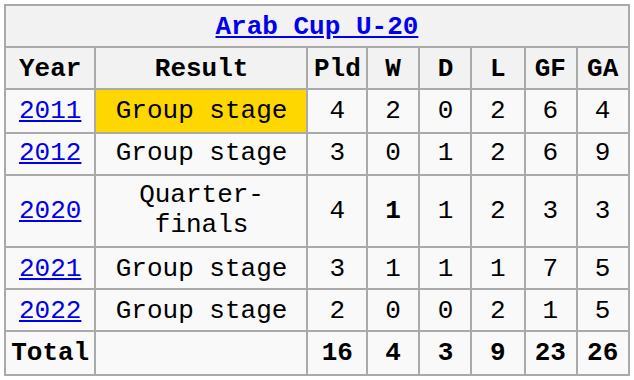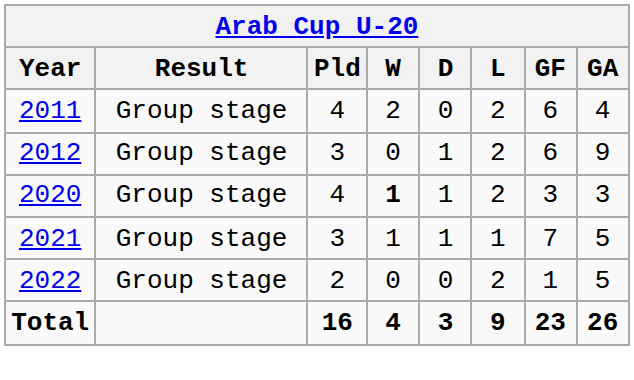(202, 111) gold background -> (202, 111) no background
(202, 211) Quarter-finals -> (202, 196) Group stage
